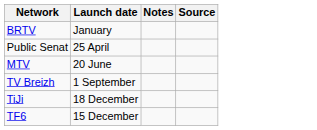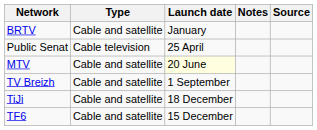+ column: (118, 13)
(92, 64) no background -> (187, 64) lightyellow background
